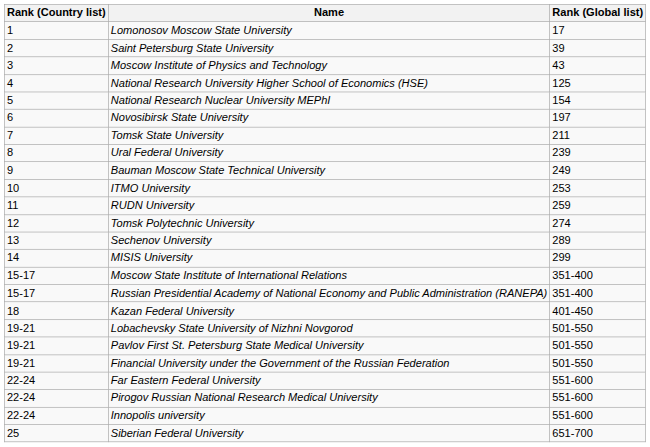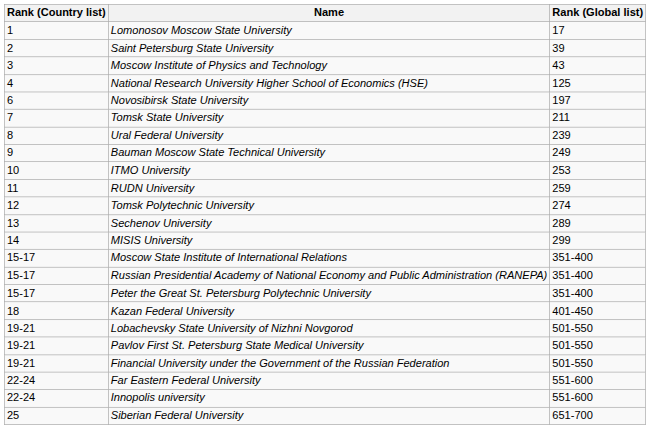- row: (221, 100)
+ row: (241, 293)
- row: (244, 398)
